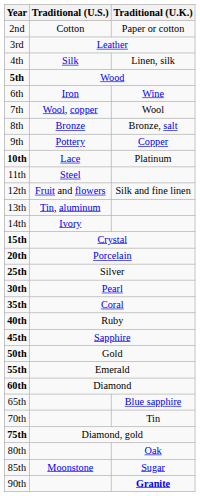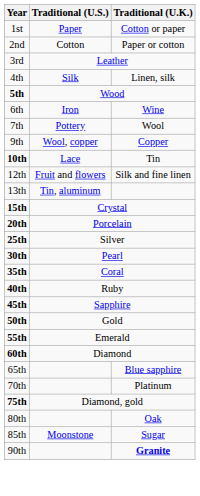+ row: (17, 28)
(70, 110) Wool, copper -> (70, 126) Pottery
- row: (17, 126)
(70, 142) Pottery -> (70, 142) Wool, copper
(153, 158) Platinum -> (153, 158) Tin
- row: (17, 175)
- row: (17, 223)
(153, 418) Tin -> (153, 386) Platinum
